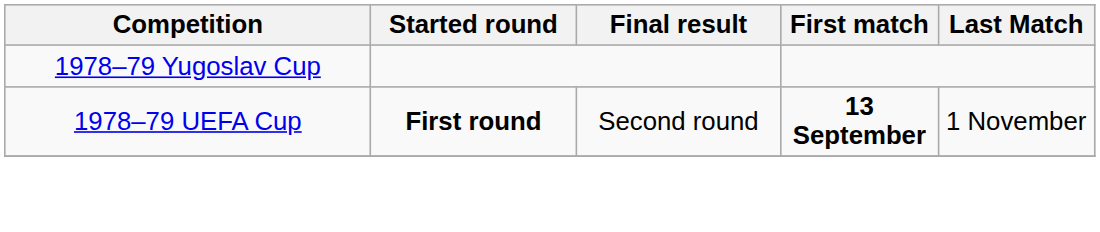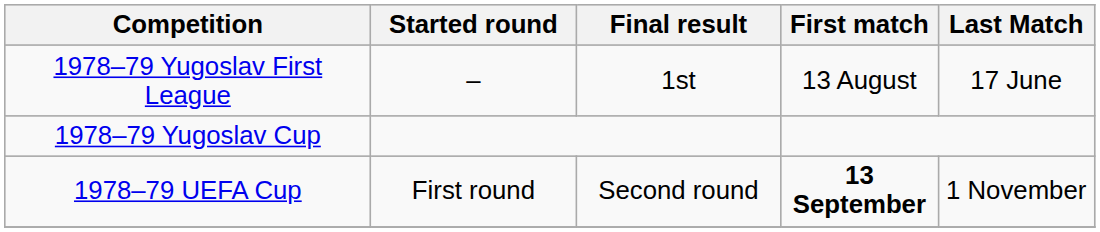+ row: (188, 80)
(473, 121) bold -> (473, 190) normal
